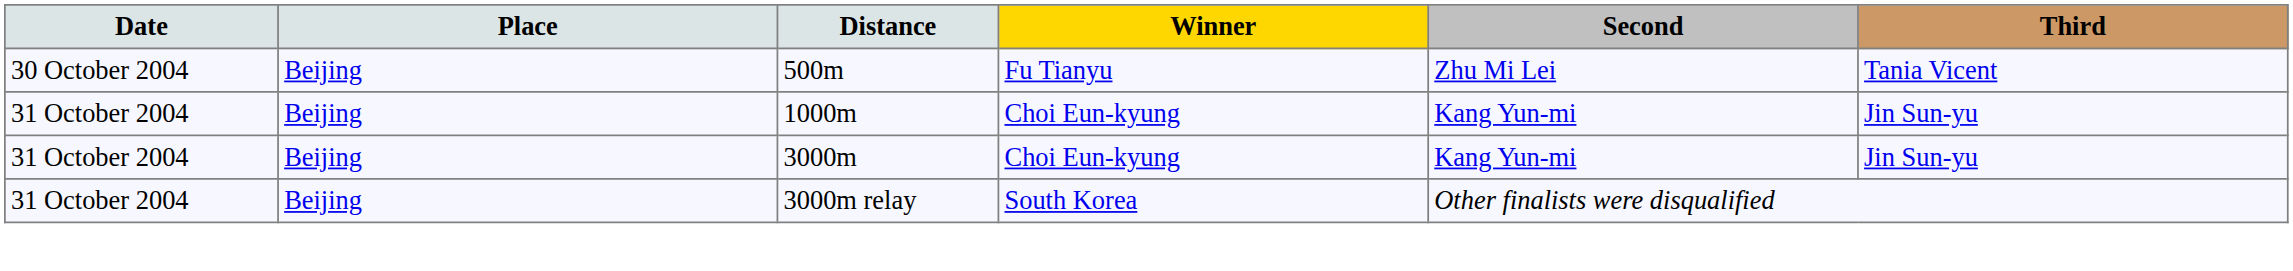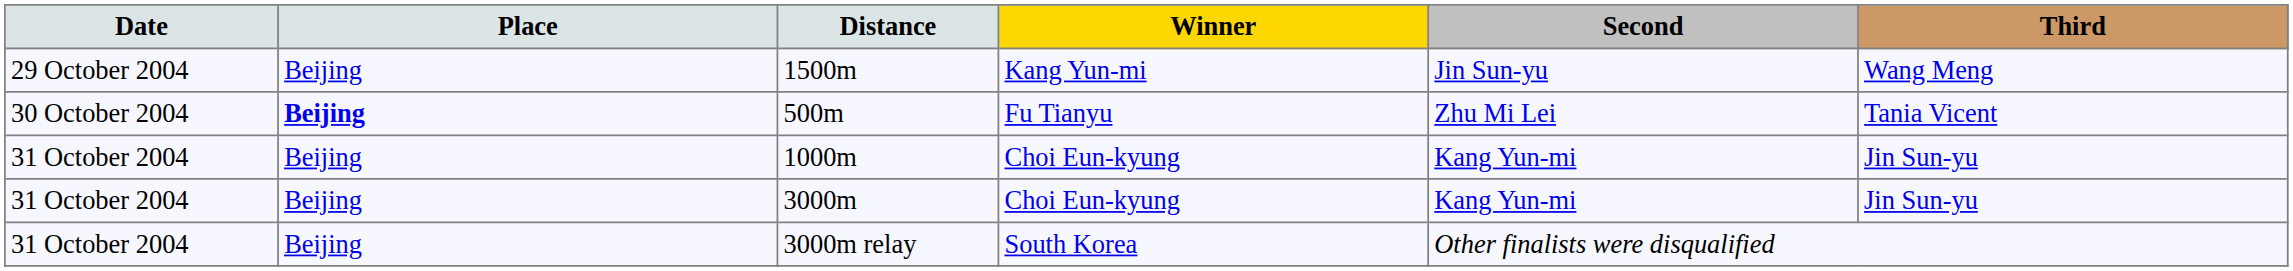+ row: (820, 69)
(323, 69) normal -> (325, 113) bold
